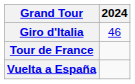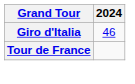- row: (52, 69)
